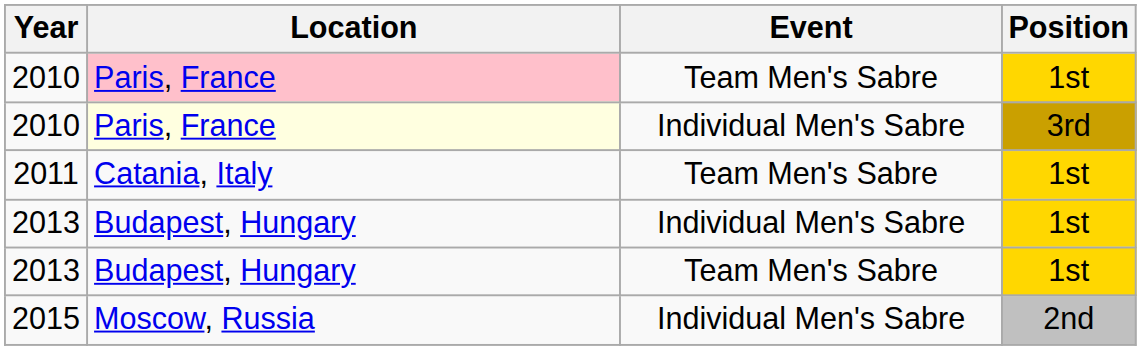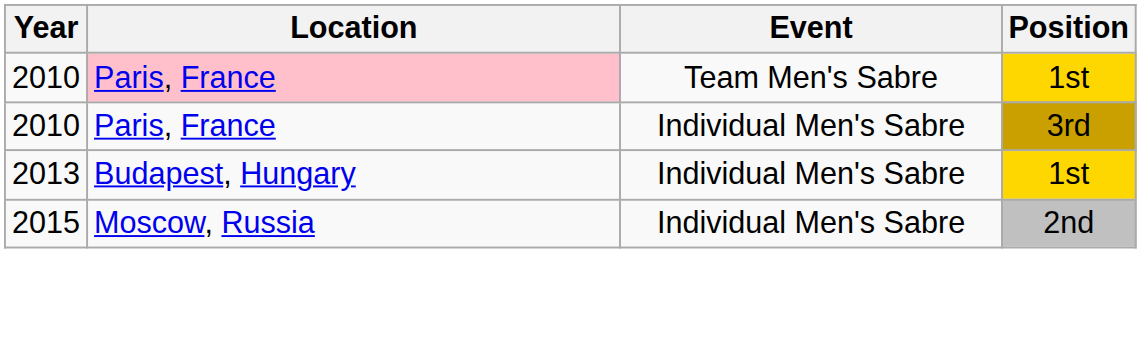(185, 125) lightyellow background -> (185, 125) no background
- row: (46, 174)
- row: (46, 271)
